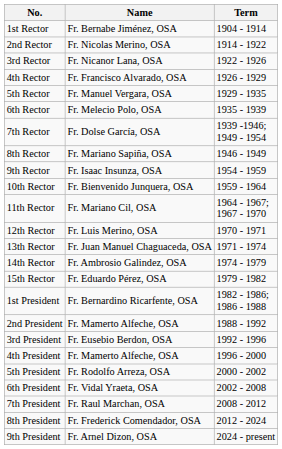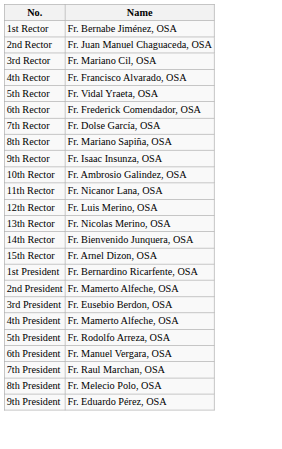- column: (246, 12)
(119, 45) Fr. Nicolas Merino, OSA -> (140, 45) Fr. Juan Manuel Chaguaceda, OSA
(115, 61) Fr. Nicanor Lana, OSA -> (112, 61) Fr. Mariano Cil, OSA
(120, 93) Fr. Manuel Vergara, OSA -> (113, 93) Fr. Vidal Yraeta, OSA
(115, 110) Fr. Melecio Polo, OSA -> (134, 110) Fr. Frederick Comendador, OSA
(130, 186) Fr. Bienvenido Junquera, OSA -> (127, 175) Fr. Ambrosio Galindez, OSA
(112, 208) Fr. Mariano Cil, OSA -> (115, 191) Fr. Nicanor Lana, OSA
(140, 246) Fr. Juan Manuel Chaguaceda, OSA -> (119, 223) Fr. Nicolas Merino, OSA
(127, 263) Fr. Ambrosio Galindez, OSA -> (130, 239) Fr. Bienvenido Junquera, OSA
(117, 279) Fr. Eduardo Pérez, OSA -> (112, 256) Fr. Arnel Dizon, OSA
(113, 388) Fr. Vidal Yraeta, OSA -> (120, 353) Fr. Manuel Vergara, OSA
(134, 420) Fr. Frederick Comendador, OSA -> (115, 386) Fr. Melecio Polo, OSA
(112, 436) Fr. Arnel Dizon, OSA -> (117, 402) Fr. Eduardo Pérez, OSA
